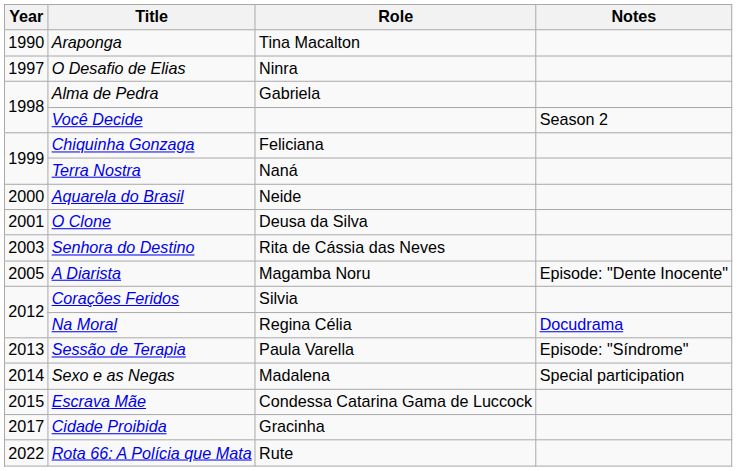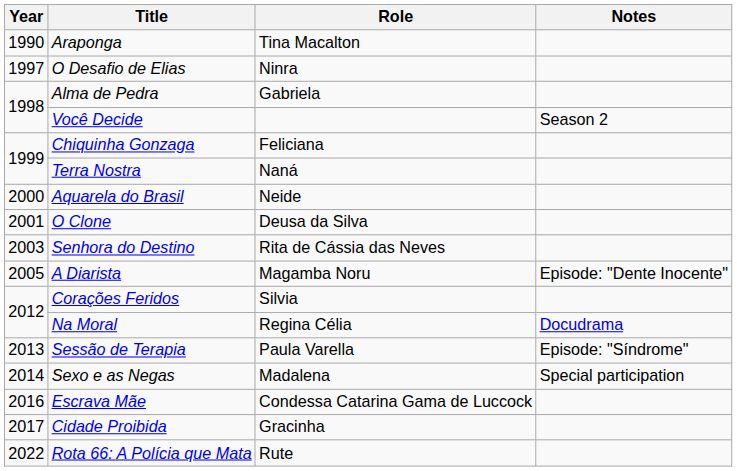(26, 401) 2015 -> (26, 401) 2016
